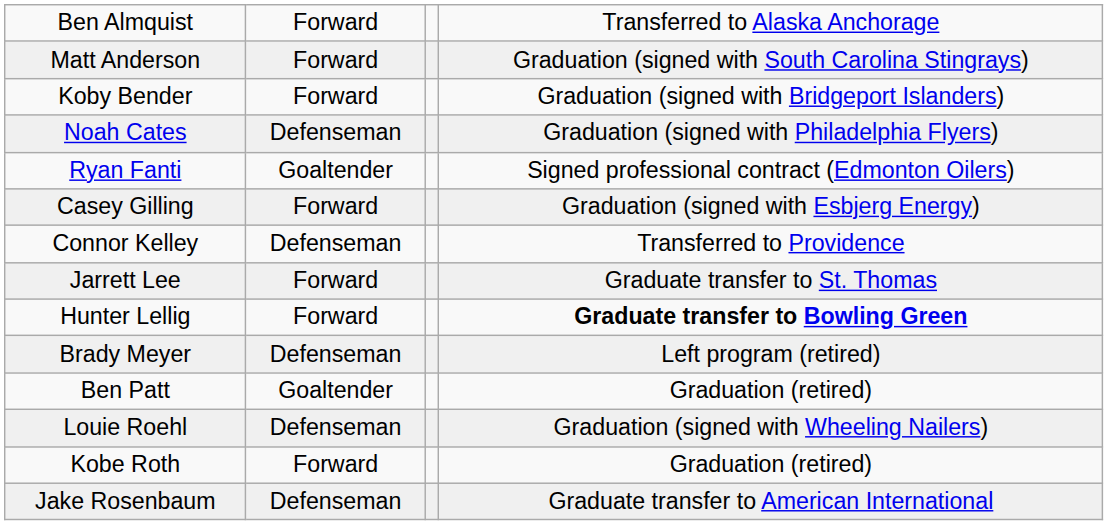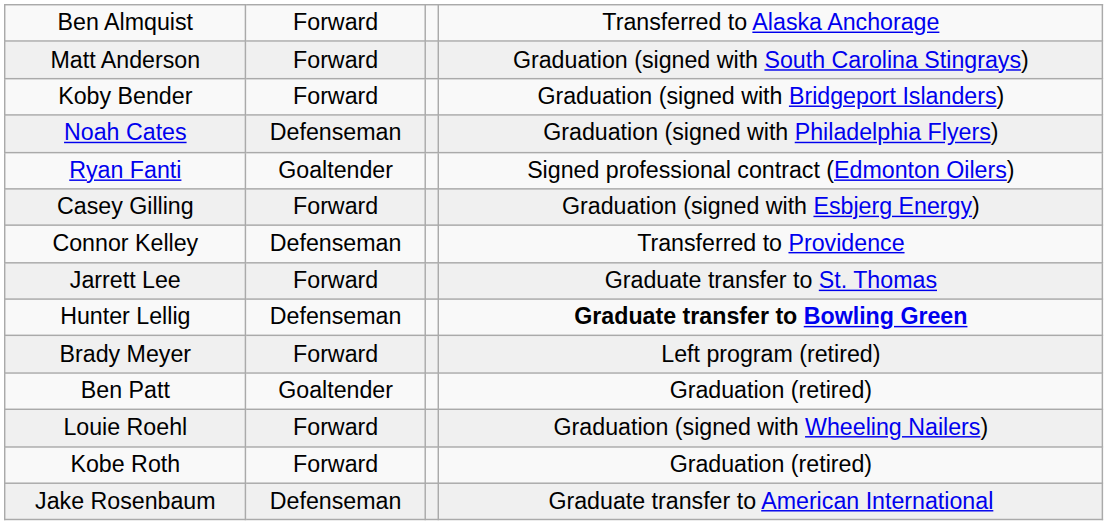(336, 317) Forward -> (336, 317) Defenseman
(336, 354) Defenseman -> (336, 354) Forward
(336, 427) Defenseman -> (336, 427) Forward
